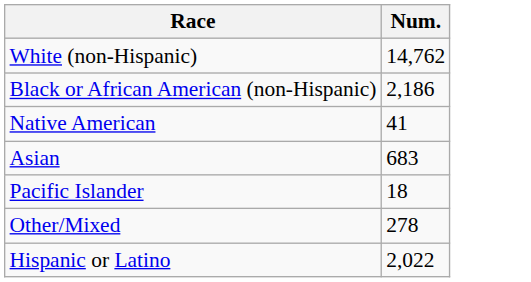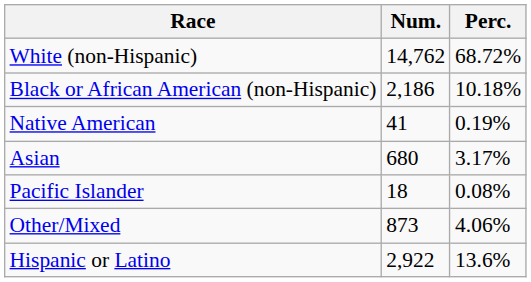+ column: (488, 21)
(402, 157) 683 -> (402, 157) 680
(402, 225) 278 -> (402, 225) 873
(410, 259) 2,022 -> (410, 259) 2,922
